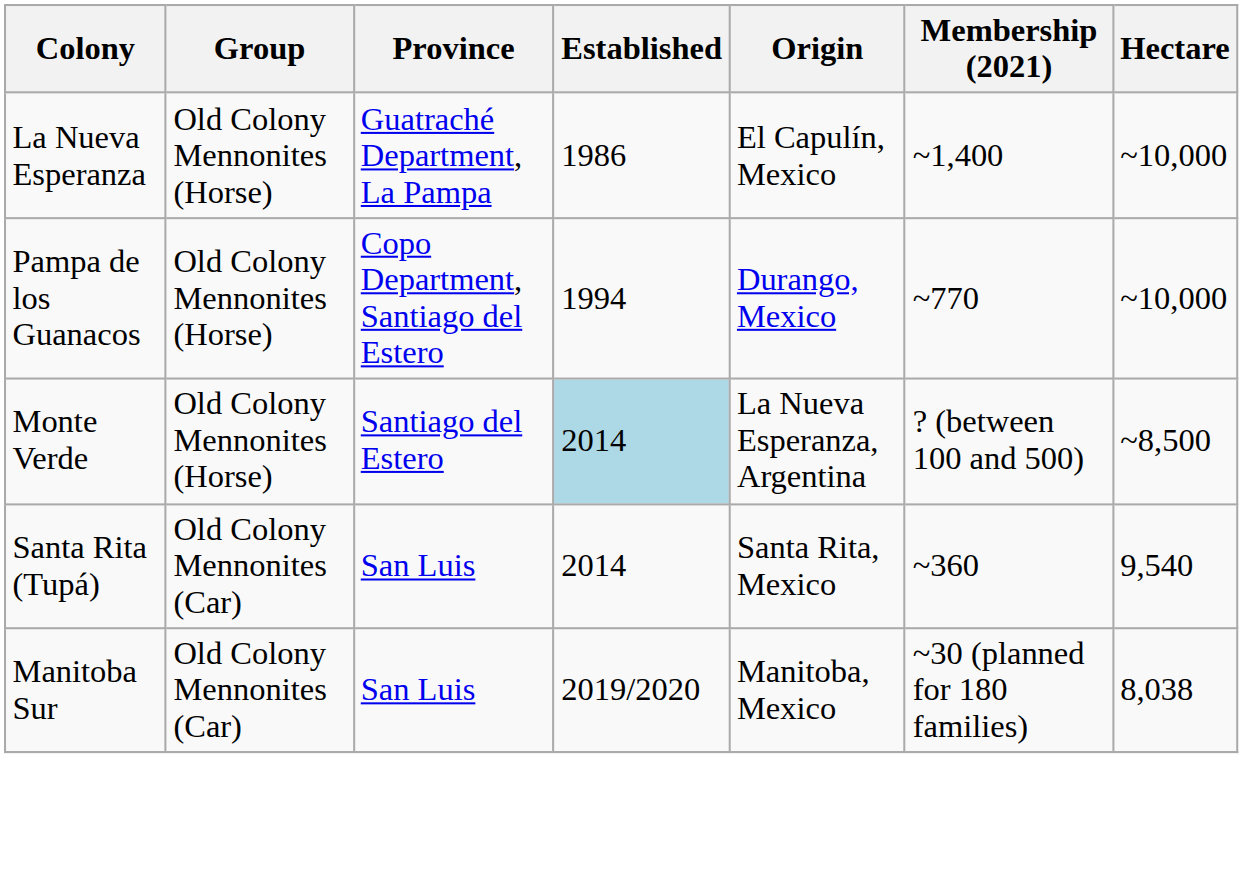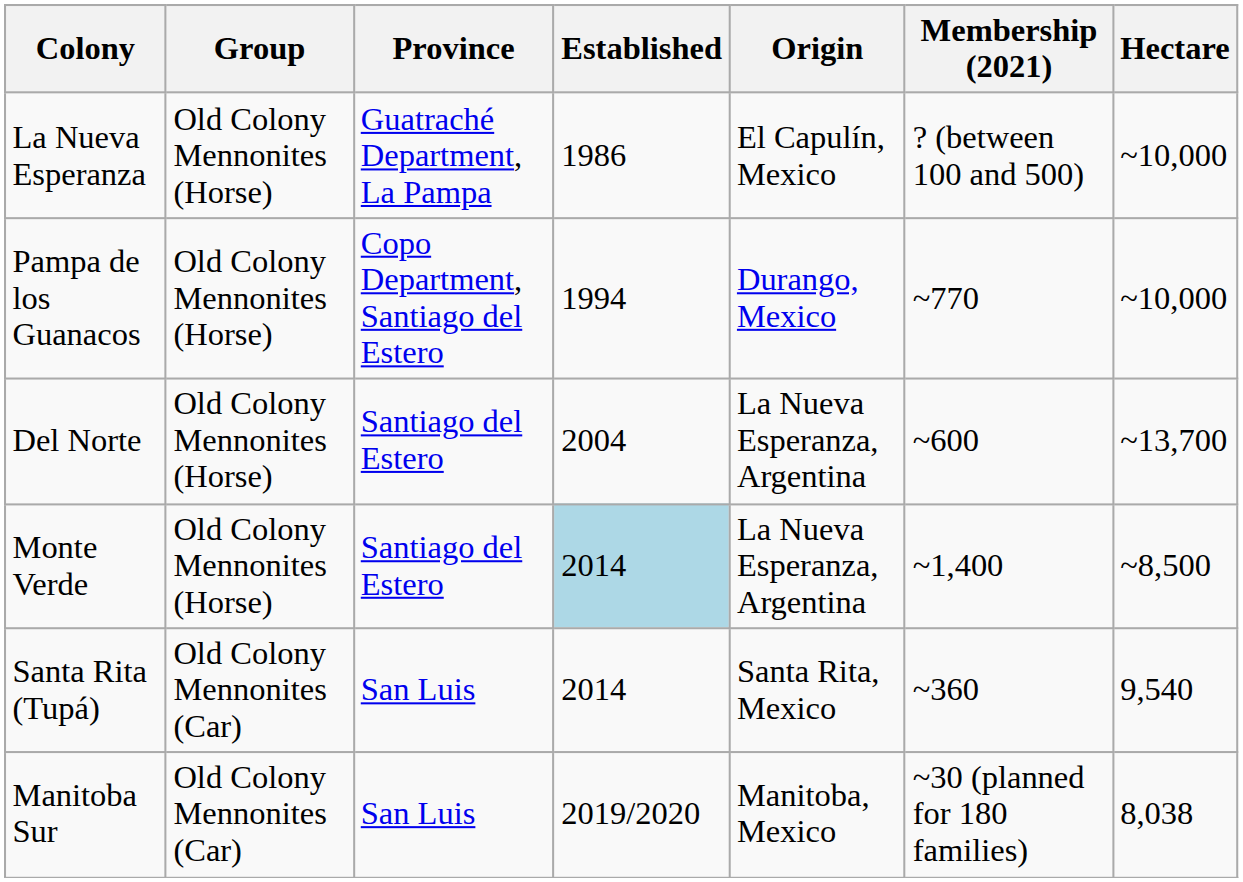(958, 154) ~1,400 -> (998, 154) ? (between 100 and 500)
+ row: (77, 440)
(998, 440) ? (between 100 and 500) -> (958, 565) ~1,400
